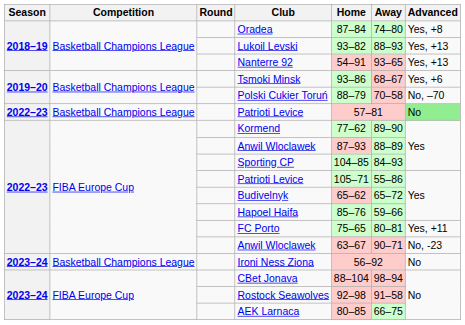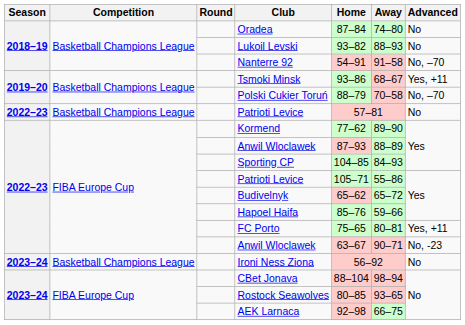(425, 29) Yes, +8 -> (414, 29) No
(428, 46) Yes, +13 -> (414, 46) No
(388, 63) 93–65 -> (388, 63) 91–58
(428, 63) Yes, +13 -> (426, 63) No, –70
(425, 79) Yes, +6 -> (428, 79) Yes, +11
(414, 112) lightgreen background -> (414, 112) no background
(351, 295) 92–98 -> (351, 295) 80–85
(388, 295) 91–58 -> (388, 295) 93–65
(351, 312) 80–85 -> (351, 312) 92–98
